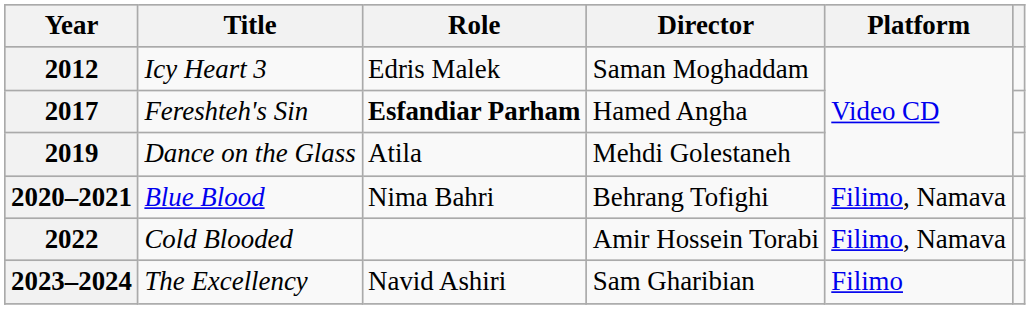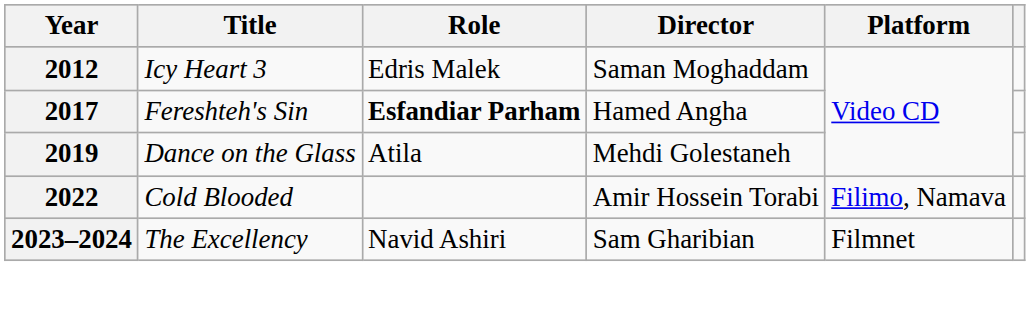- row: (72, 196)
(867, 281) Filimo -> (873, 238) Filmnet
